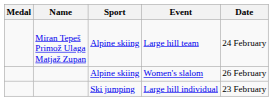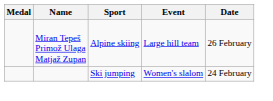(244, 43) 24 February -> (229, 43) 26 February
(115, 74) Alpine skiing -> (113, 74) Ski jumping
(244, 74) 26 February -> (229, 74) 24 February
- row: (181, 89)
